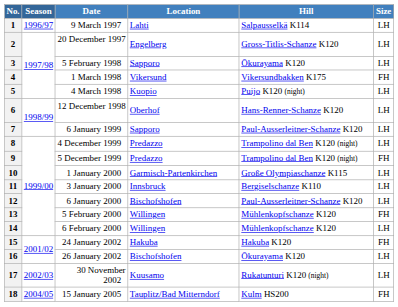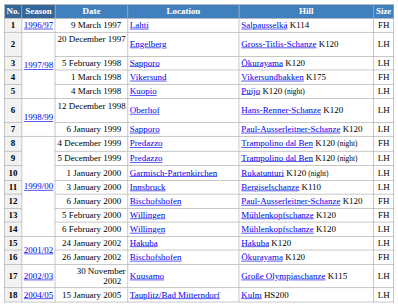(384, 25) LH -> (384, 25) FH
(384, 143) LH -> (384, 143) FH
(384, 158) FH -> (384, 158) LH
(294, 172) Große Olympiaschanze K115 -> (285, 172) Rukatunturi K120 (night)
(384, 200) LH -> (384, 201) FH
(384, 242) FH -> (384, 243) LH
(384, 256) LH -> (384, 257) FH
(285, 275) Rukatunturi K120 (night) -> (294, 276) Große Olympiaschanze K115
(384, 294) FH -> (384, 294) LH
